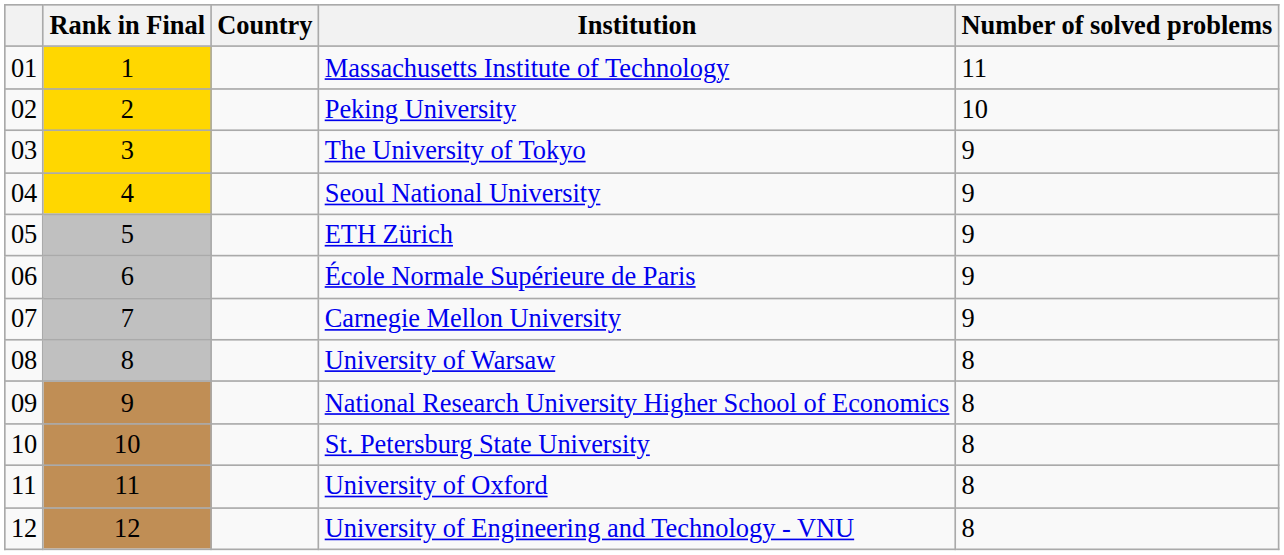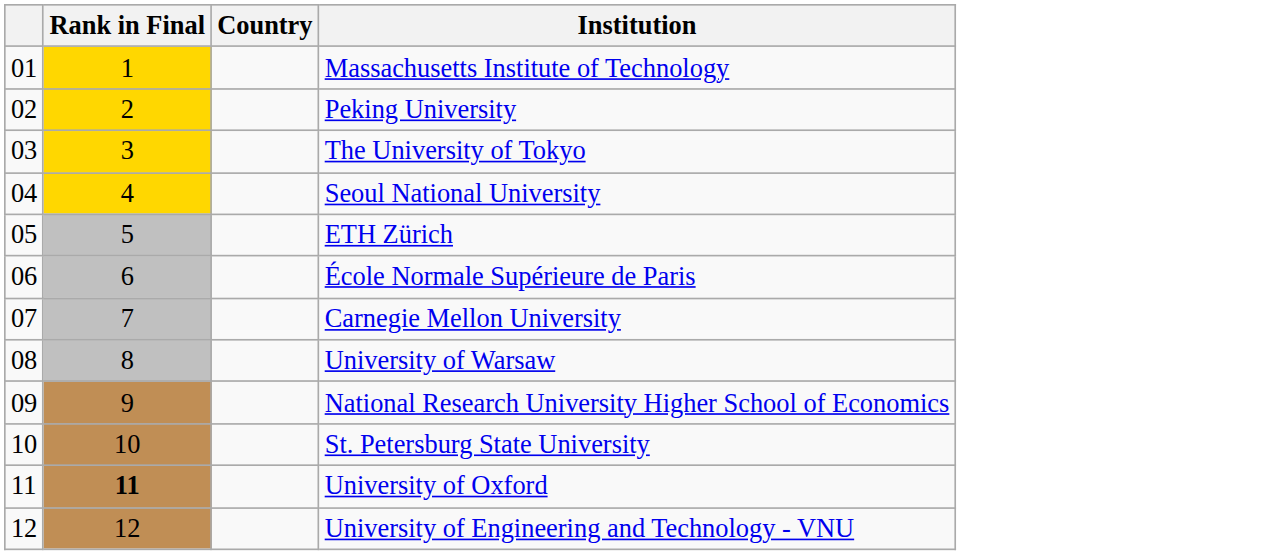- column: (1117, 25)
(127, 485) normal -> (127, 485) bold
